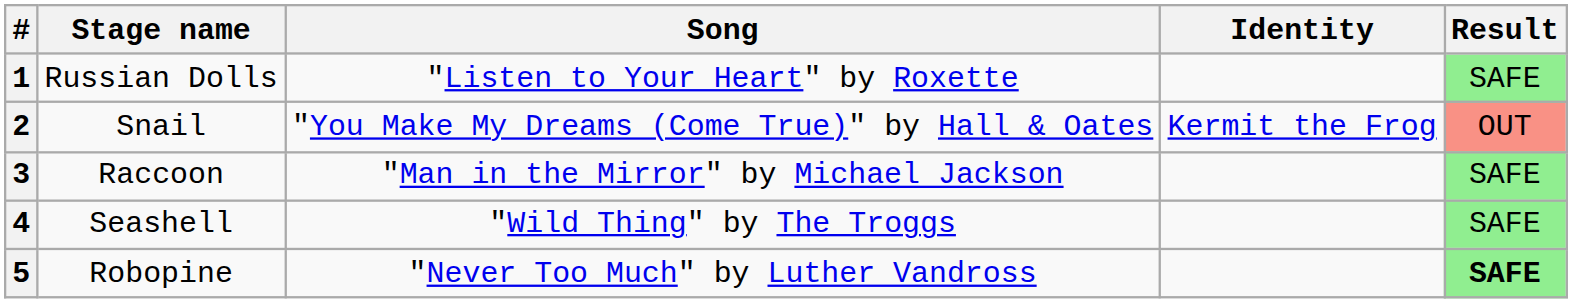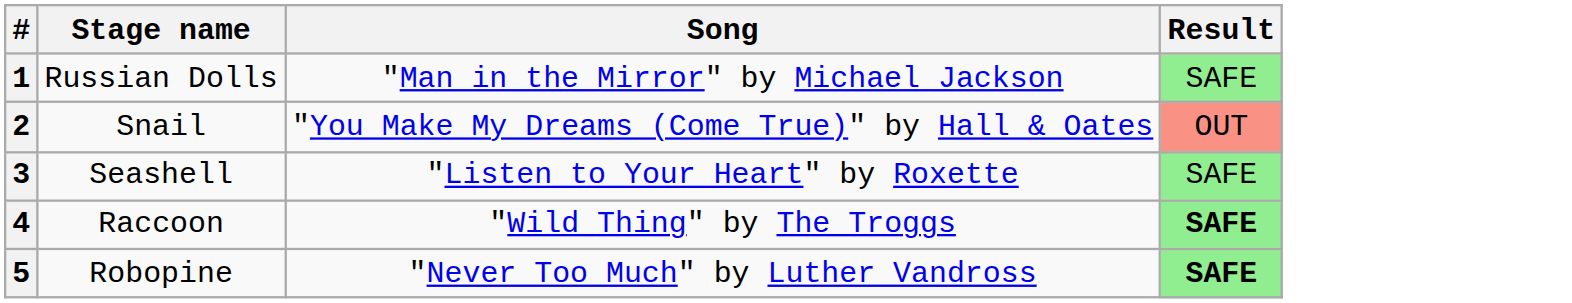- column: (1302, 30)
(723, 78) "Listen to Your Heart" by Roxette -> (723, 78) "Man in the Mirror" by Michael Jackson
(161, 176) Raccoon -> (161, 176) Seashell
(723, 176) "Man in the Mirror" by Michael Jackson -> (723, 176) "Listen to Your Heart" by Roxette
(161, 224) Seashell -> (161, 224) Raccoon
(1505, 224) normal -> (1221, 224) bold
